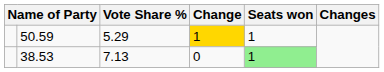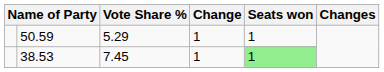(197, 36) gold background -> (197, 36) no background
(116, 57) 7.13 -> (116, 57) 7.45
(197, 57) 0 -> (197, 57) 1
